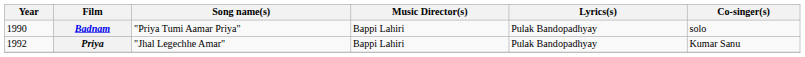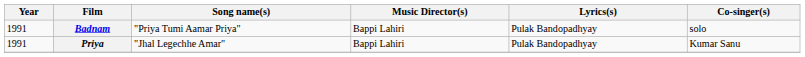(17, 28) 1990 -> (17, 28) 1991
(17, 44) 1992 -> (17, 44) 1991
